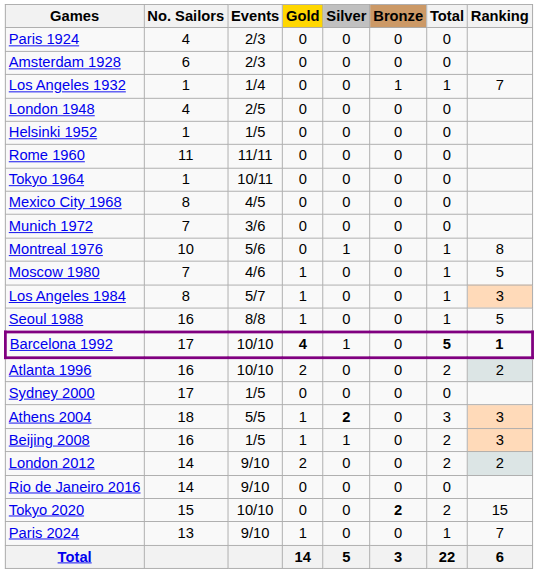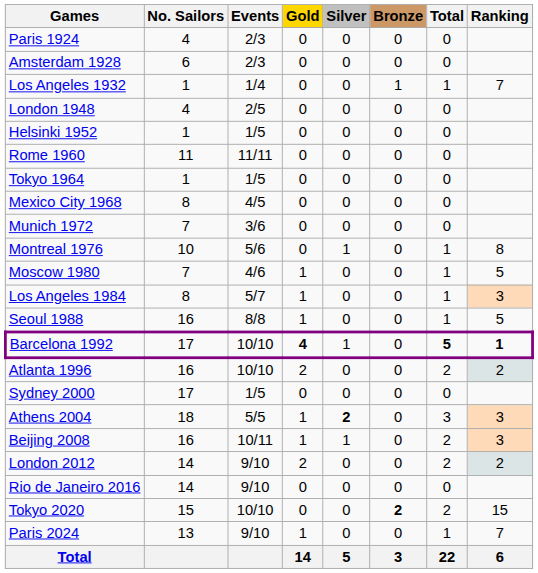(255, 179) 10/11 -> (255, 179) 1/5
(255, 440) 1/5 -> (255, 440) 10/11
